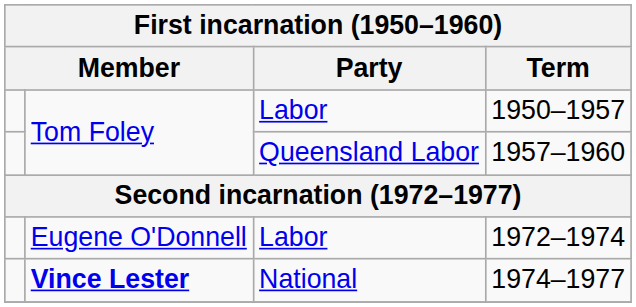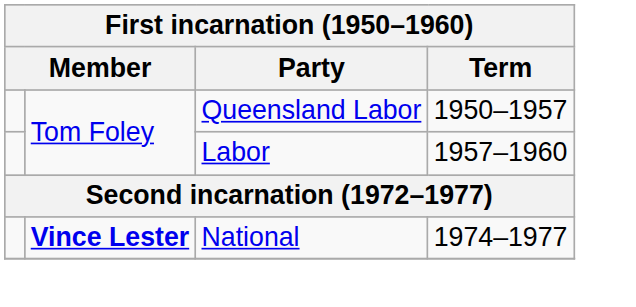(293, 110) Labor -> (311, 110) Queensland Labor
(369, 152) Queensland Labor -> (236, 152) Labor
- row: (558, 237)
